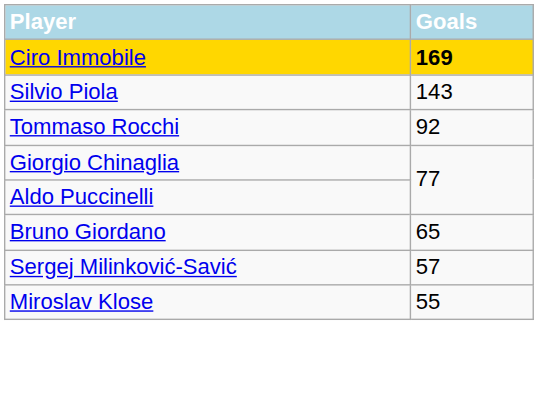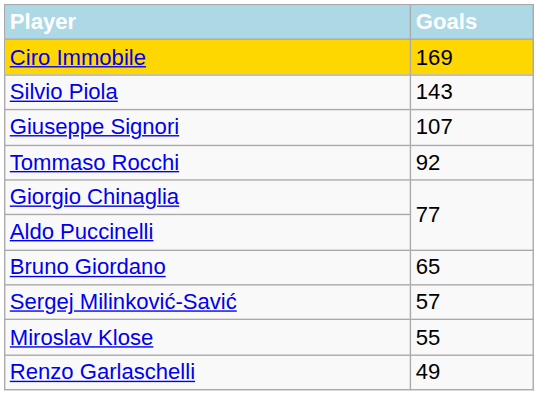(434, 57) bold -> (434, 57) normal
+ row: (94, 127)
+ row: (102, 372)
